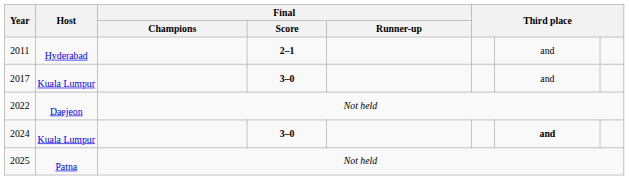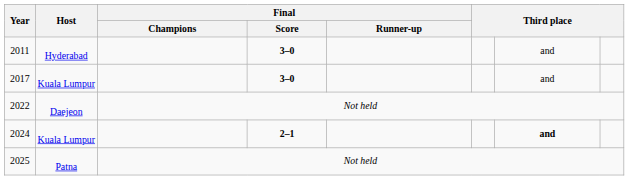(287, 51) 2–1 -> (287, 51) 3–0
(287, 134) 3–0 -> (287, 134) 2–1
